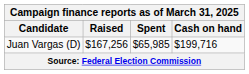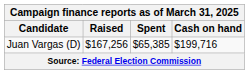(151, 45) $65,985 -> (151, 45) $65,385
